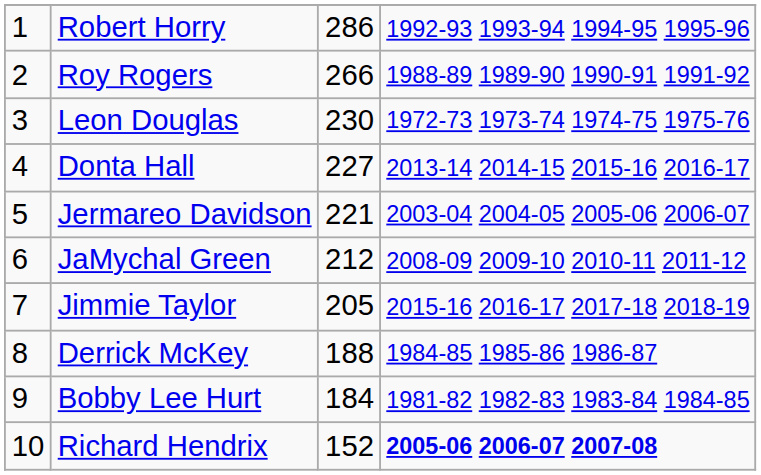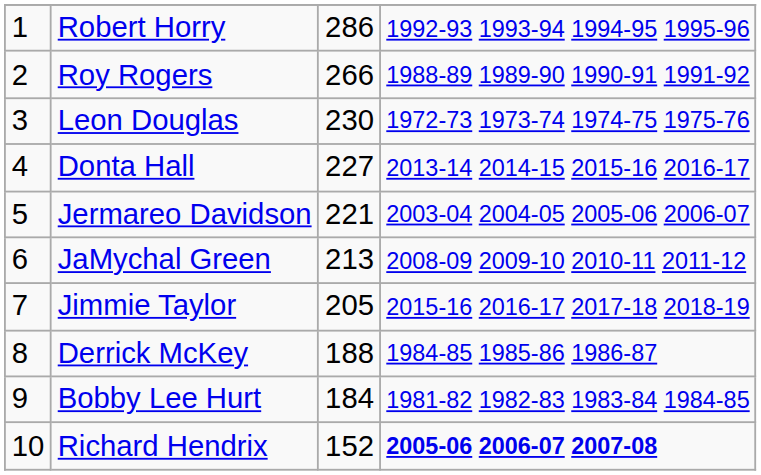(350, 259) 212 -> (350, 259) 213
